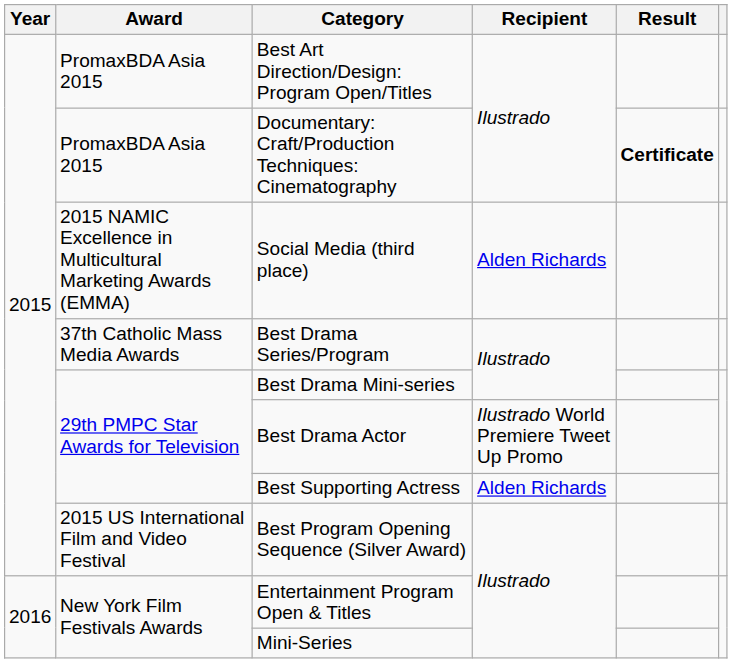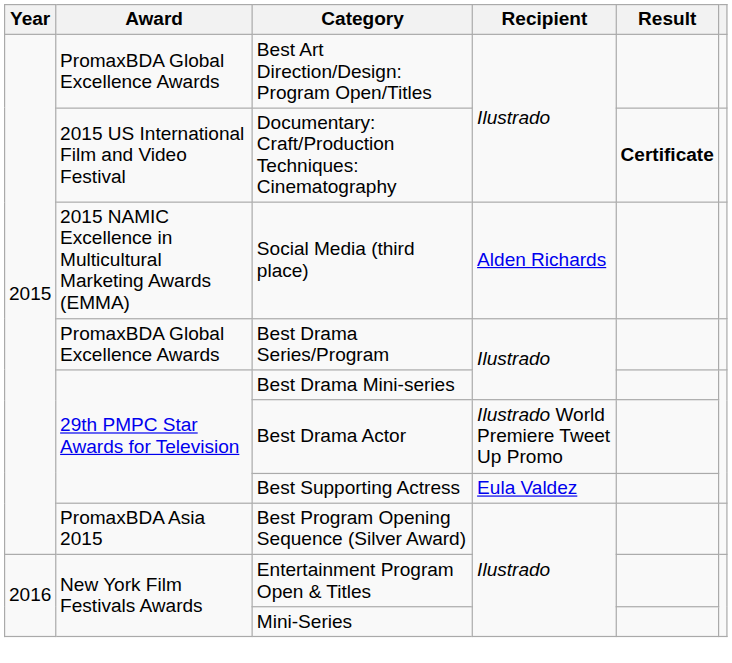(133, 71) PromaxBDA Asia 2015 -> (142, 71) PromaxBDA Global Excellence Awards
(133, 154) PromaxBDA Asia 2015 -> (152, 154) 2015 US International Film and Video Festival
(141, 343) 37th Catholic Mass Media Awards -> (142, 343) PromaxBDA Global Excellence Awards
(542, 488) Alden Richards -> (527, 488) Eula Valdez
(152, 539) 2015 US International Film and Video Festival -> (133, 528) PromaxBDA Asia 2015
